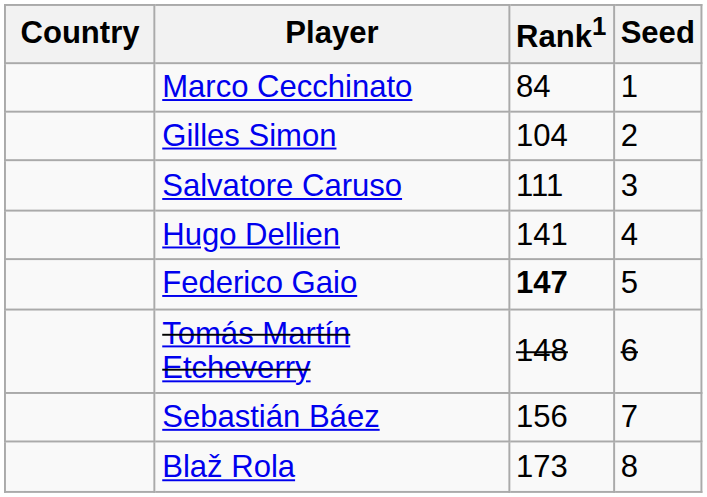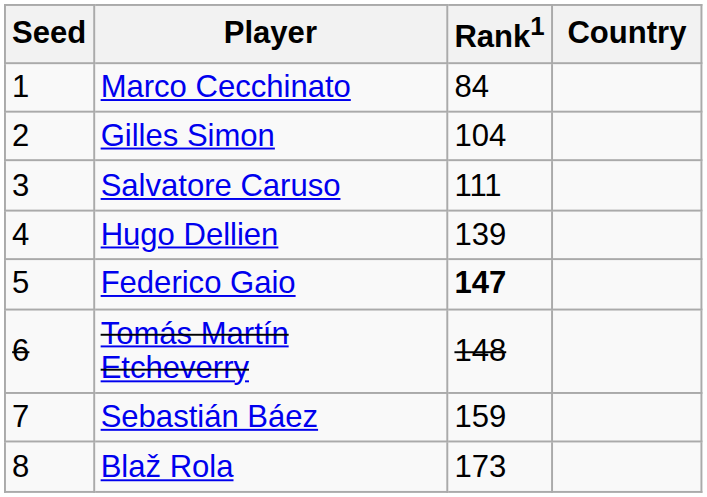columns swapped: (80, 33) <-> (658, 33)
(542, 234) 141 -> (480, 234) 139
(542, 417) 156 -> (480, 417) 159
